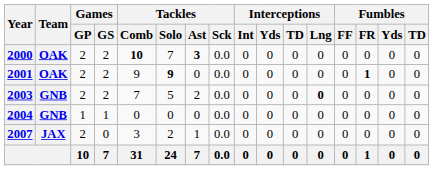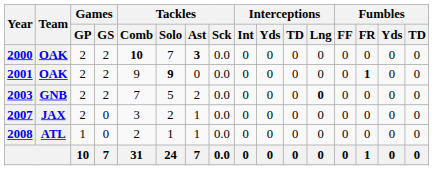- row: (20, 114)
+ row: (20, 134)
